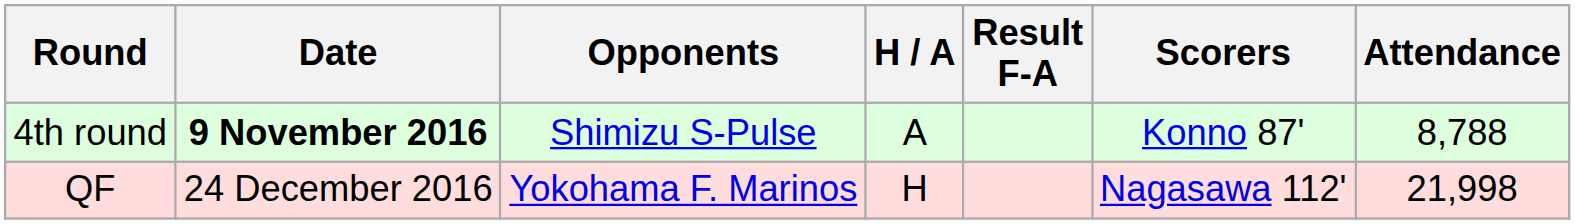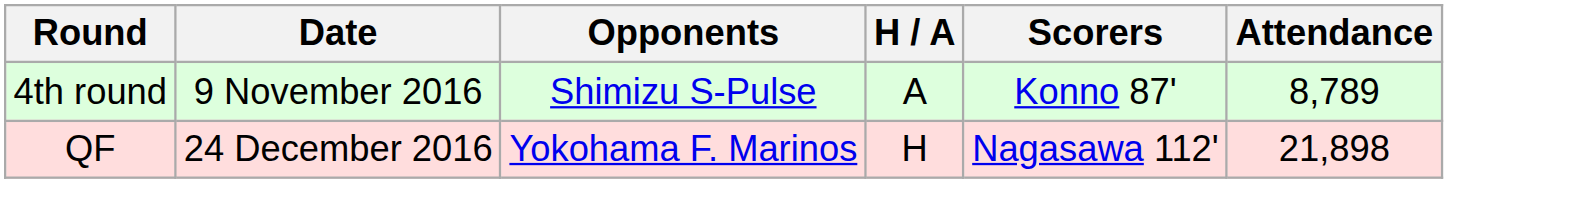- column: (1028, 53)
(338, 131) bold -> (338, 90) normal
(1462, 131) 8,788 -> (1334, 90) 8,789
(1462, 189) 21,998 -> (1334, 148) 21,898
